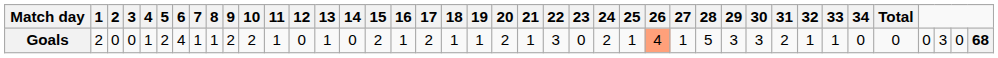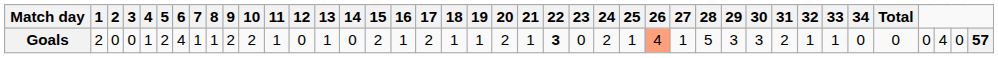(556, 40) normal -> (556, 40) bold
(943, 40) 3 -> (943, 40) 4
(981, 40) 68 -> (981, 40) 57
